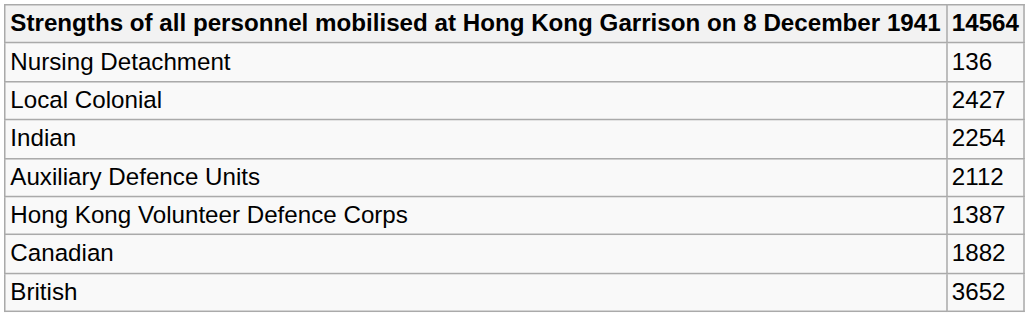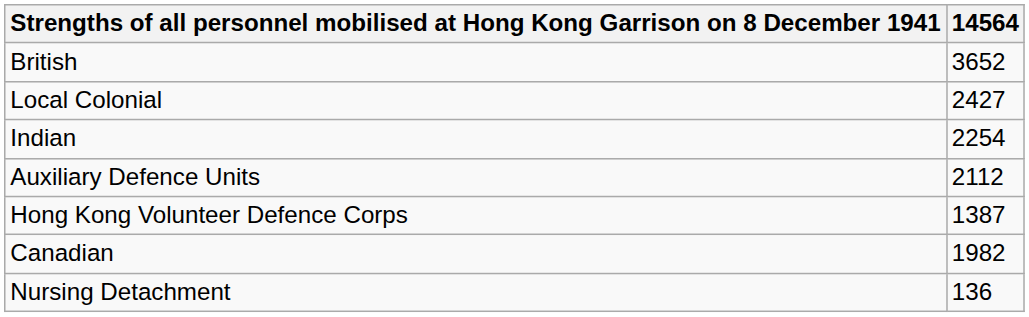rows swapped: (44, 291) <-> (120, 61)
(979, 253) 1882 -> (979, 253) 1982
